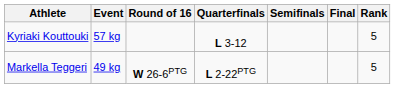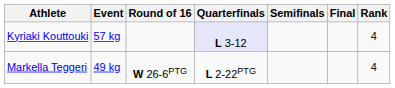(231, 43) no background -> (231, 43) lavender background
(374, 37) 5 -> (374, 37) 4
(374, 68) 5 -> (374, 68) 4
